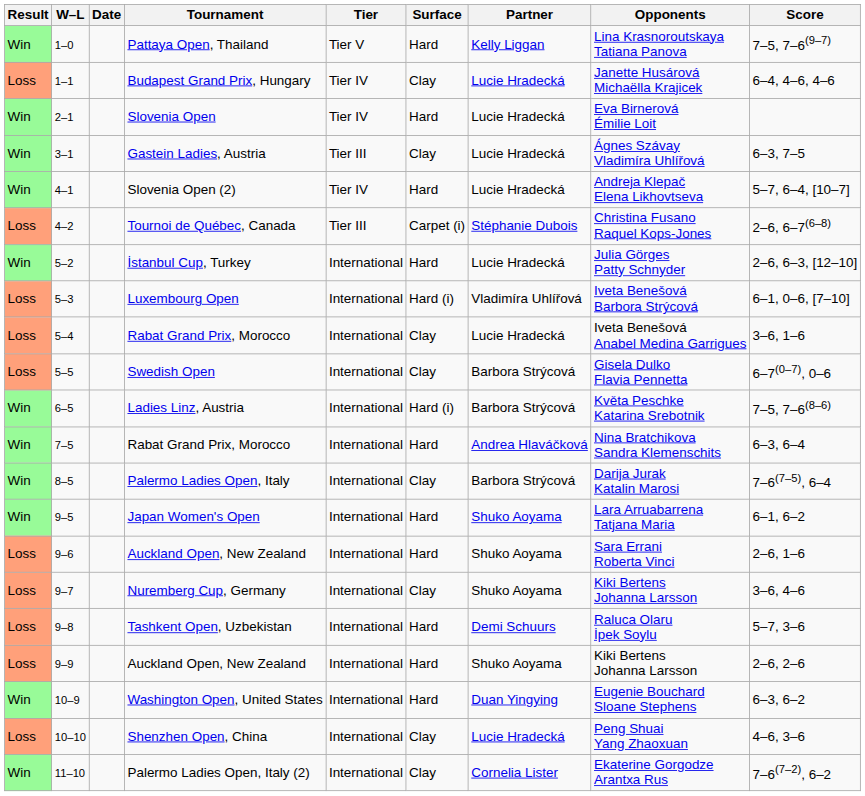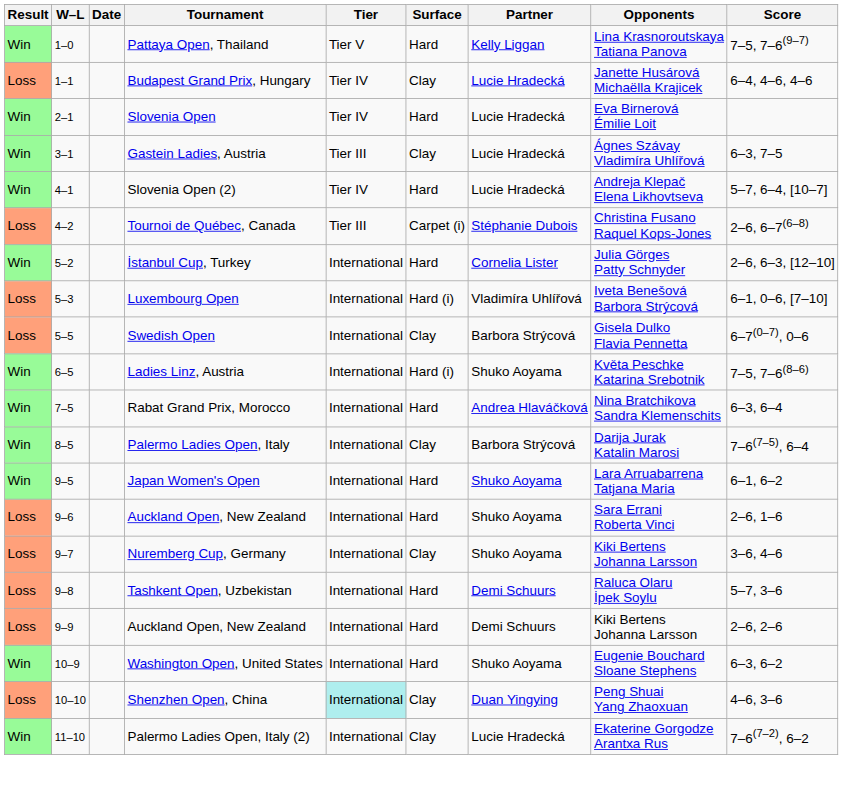(518, 262) Lucie Hradecká -> (515, 262) Cornelia Lister
- row: (64, 336)
(523, 408) Barbora Strýcová -> (516, 371) Shuko Aoyama
(516, 663) Shuko Aoyama -> (513, 626) Demi Schuurs
(515, 699) Duan Yingying -> (516, 663) Shuko Aoyama
(366, 736) no background -> (366, 699) paleturquoise background
(518, 736) Lucie Hradecká -> (515, 699) Duan Yingying
(515, 772) Cornelia Lister -> (518, 736) Lucie Hradecká
